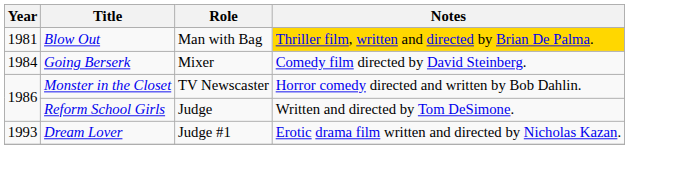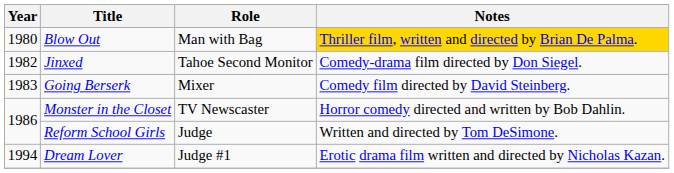(23, 39) 1981 -> (23, 39) 1980
+ row: (63, 62)
(23, 62) 1984 -> (23, 86) 1983
(23, 132) 1993 -> (23, 156) 1994
